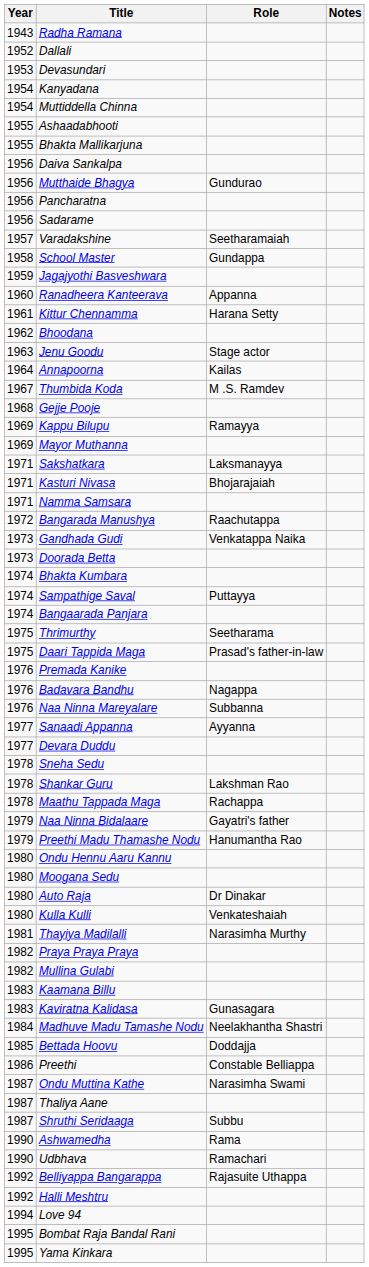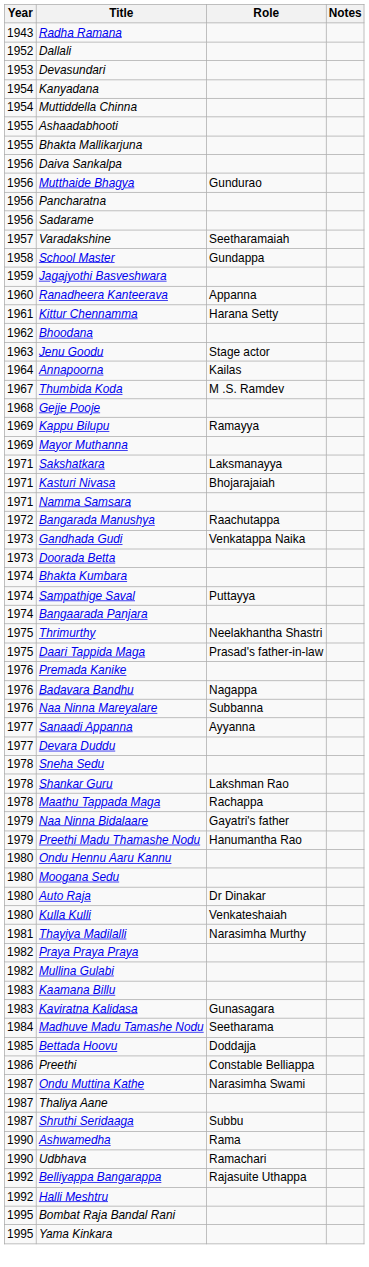(241, 633) Seetharama -> (266, 633) Neelakhantha Shastri
(266, 1027) Neelakhantha Shastri -> (241, 1027) Seetharama
- row: (60, 1215)
